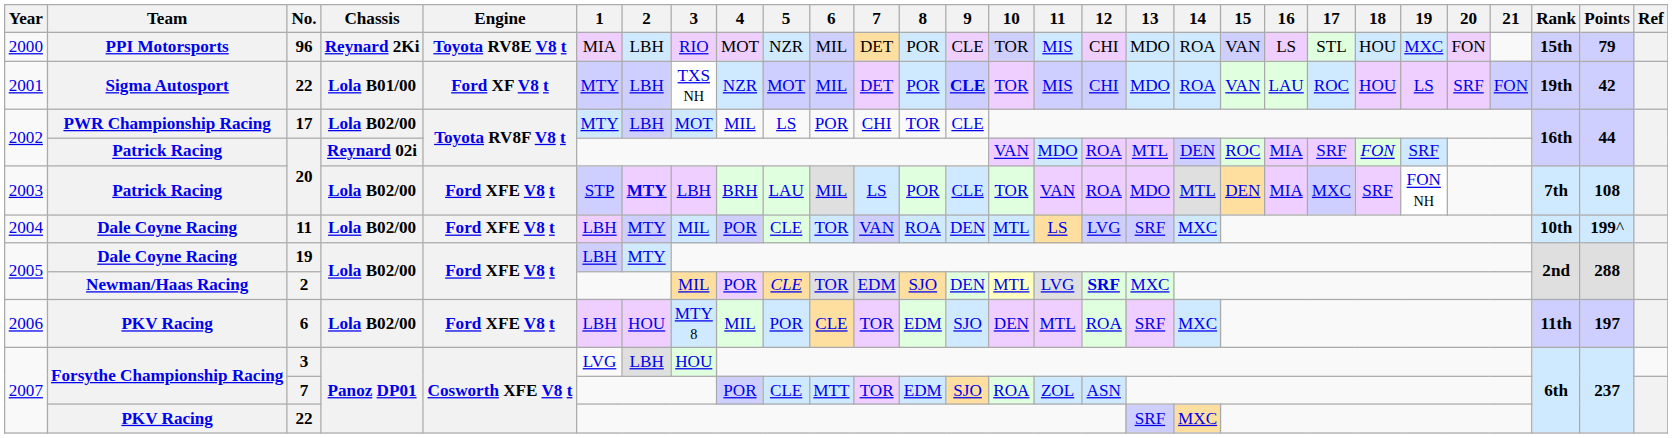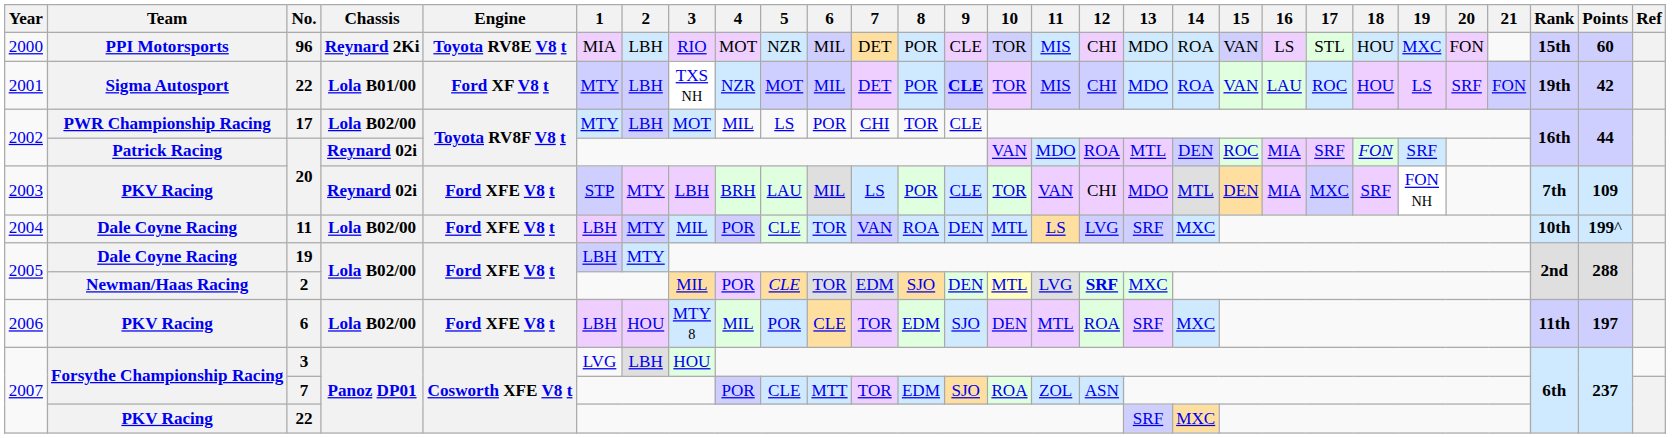(1607, 46) 79 -> (1605, 46) 60
(167, 189) Patrick Racing -> (167, 189) PKV Racing
(372, 189) Lola B02/00 -> (372, 189) Reynard 02i
(647, 189) bold -> (646, 189) normal
(1104, 189) ROA -> (1102, 189) CHI
(1607, 189) 108 -> (1605, 189) 109
